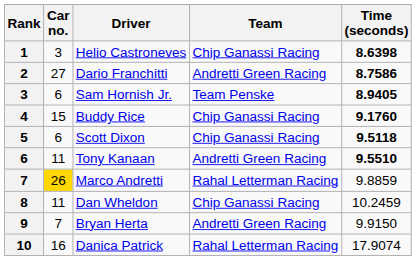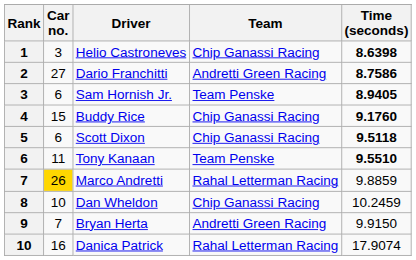(259, 159) Andretti Green Racing -> (233, 159) Team Penske
(58, 202) 11 -> (58, 202) 10
